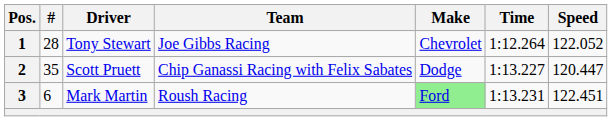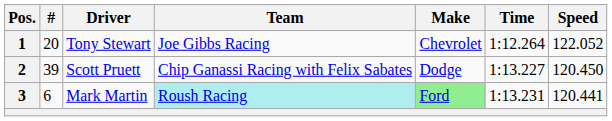(51, 43) 28 -> (51, 43) 20
(51, 69) 35 -> (51, 69) 39
(578, 69) 120.447 -> (578, 69) 120.450
(203, 95) no background -> (203, 95) paleturquoise background
(578, 95) 122.451 -> (578, 95) 120.441
